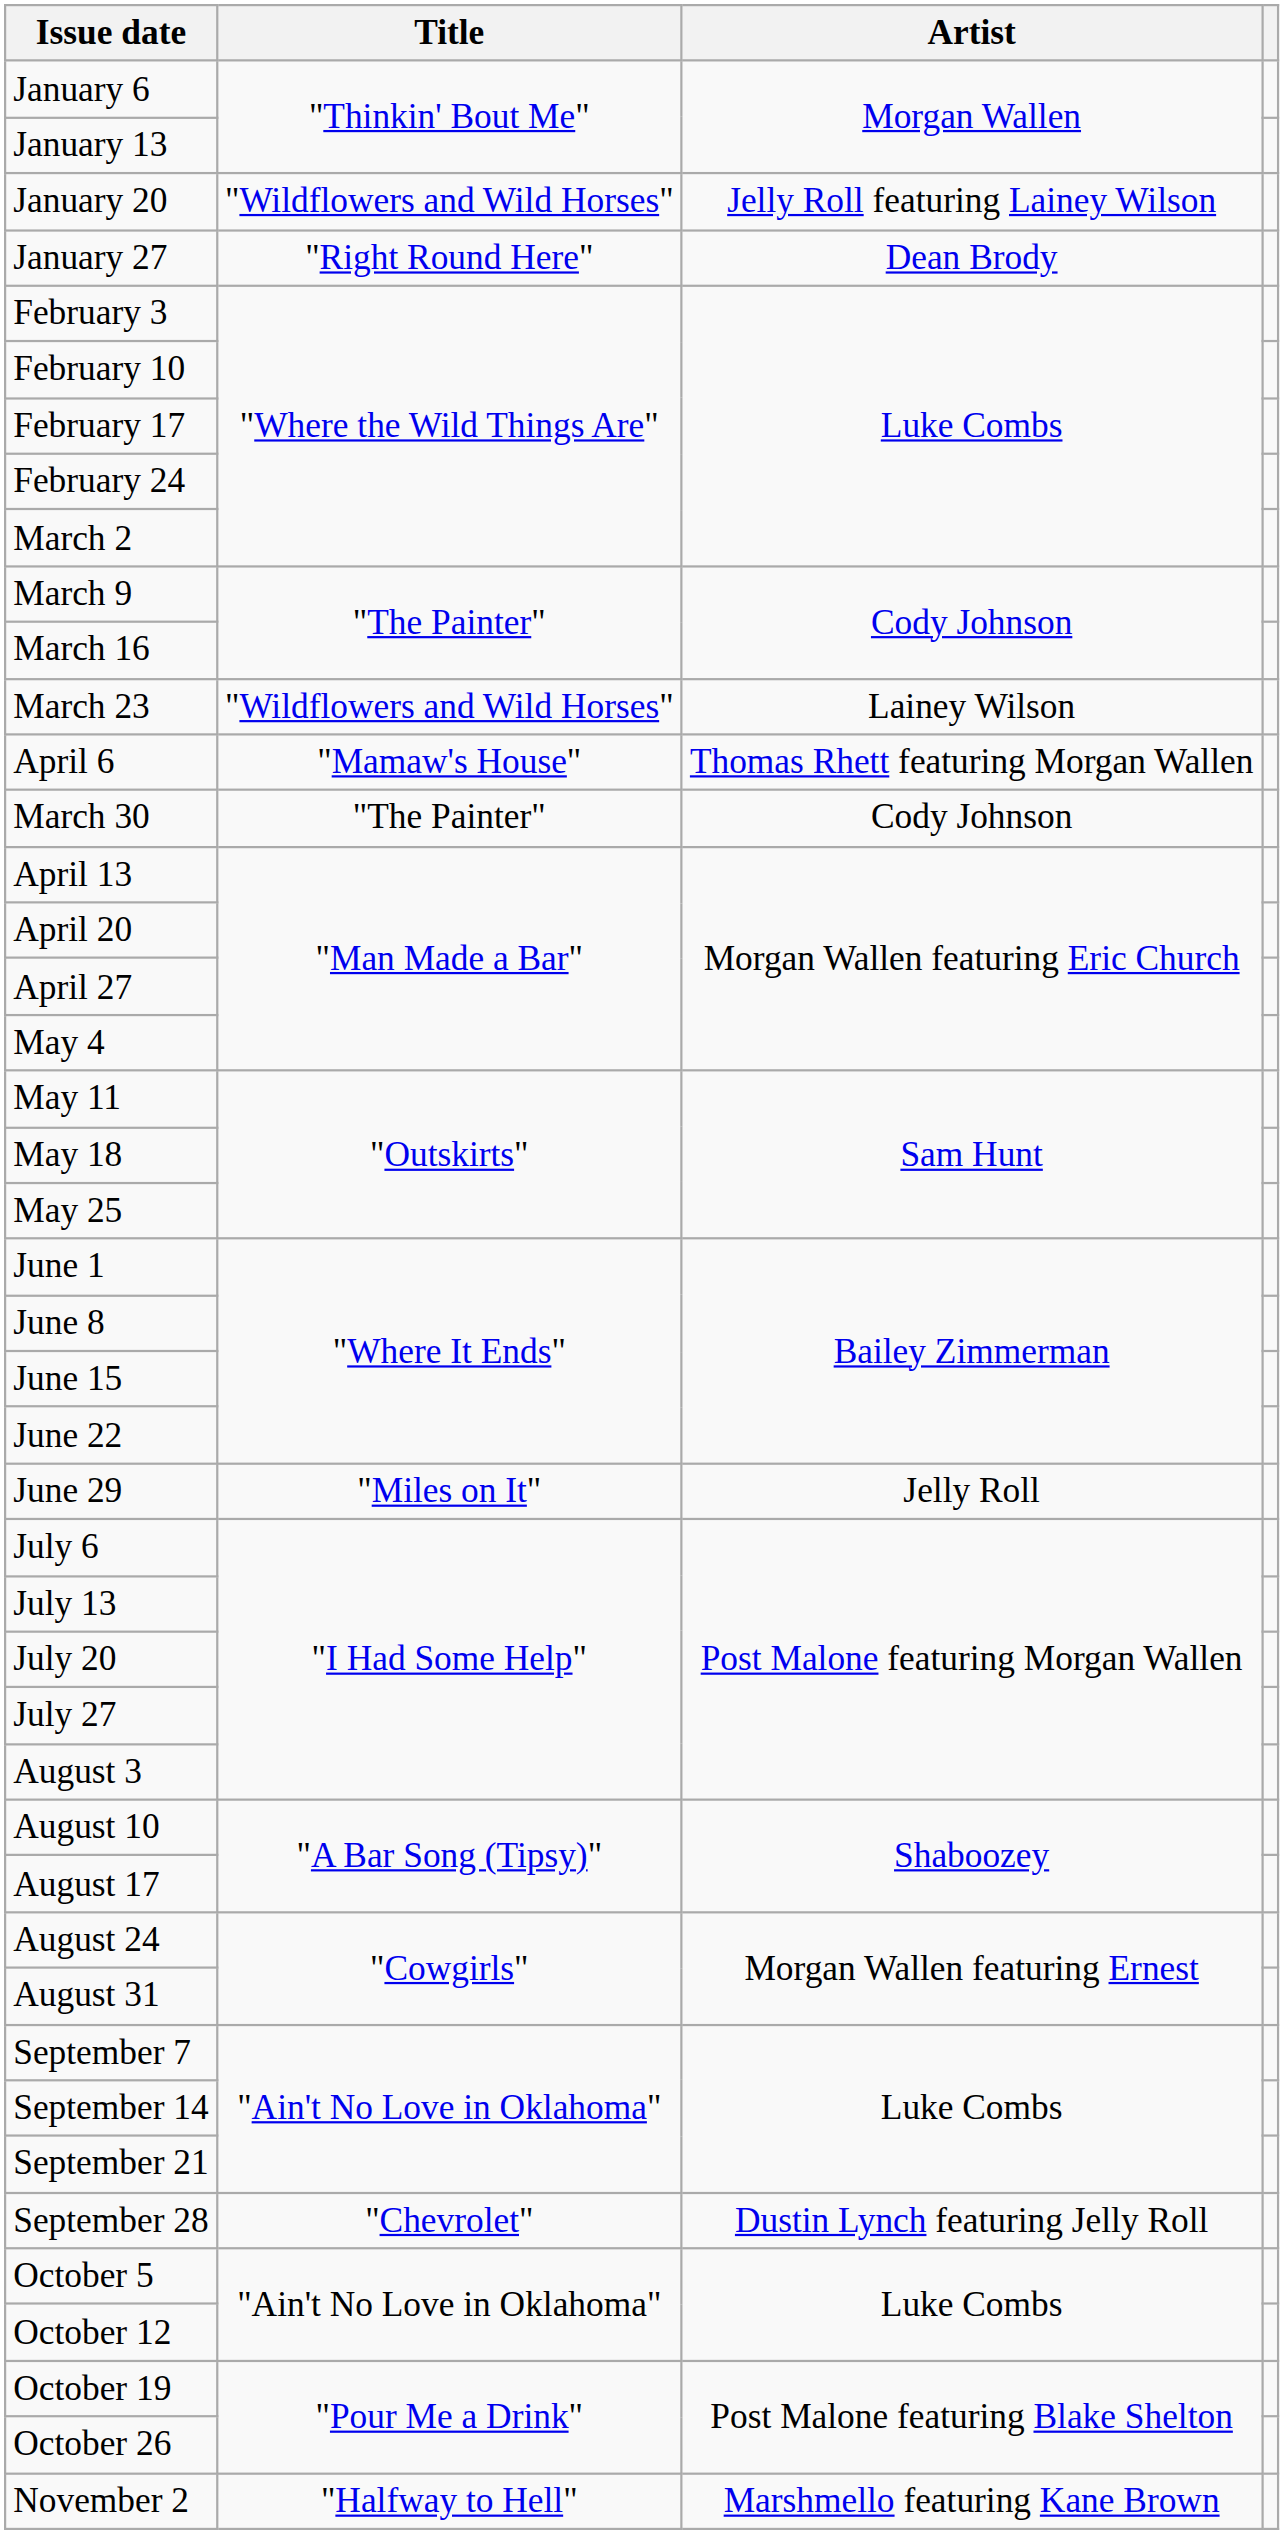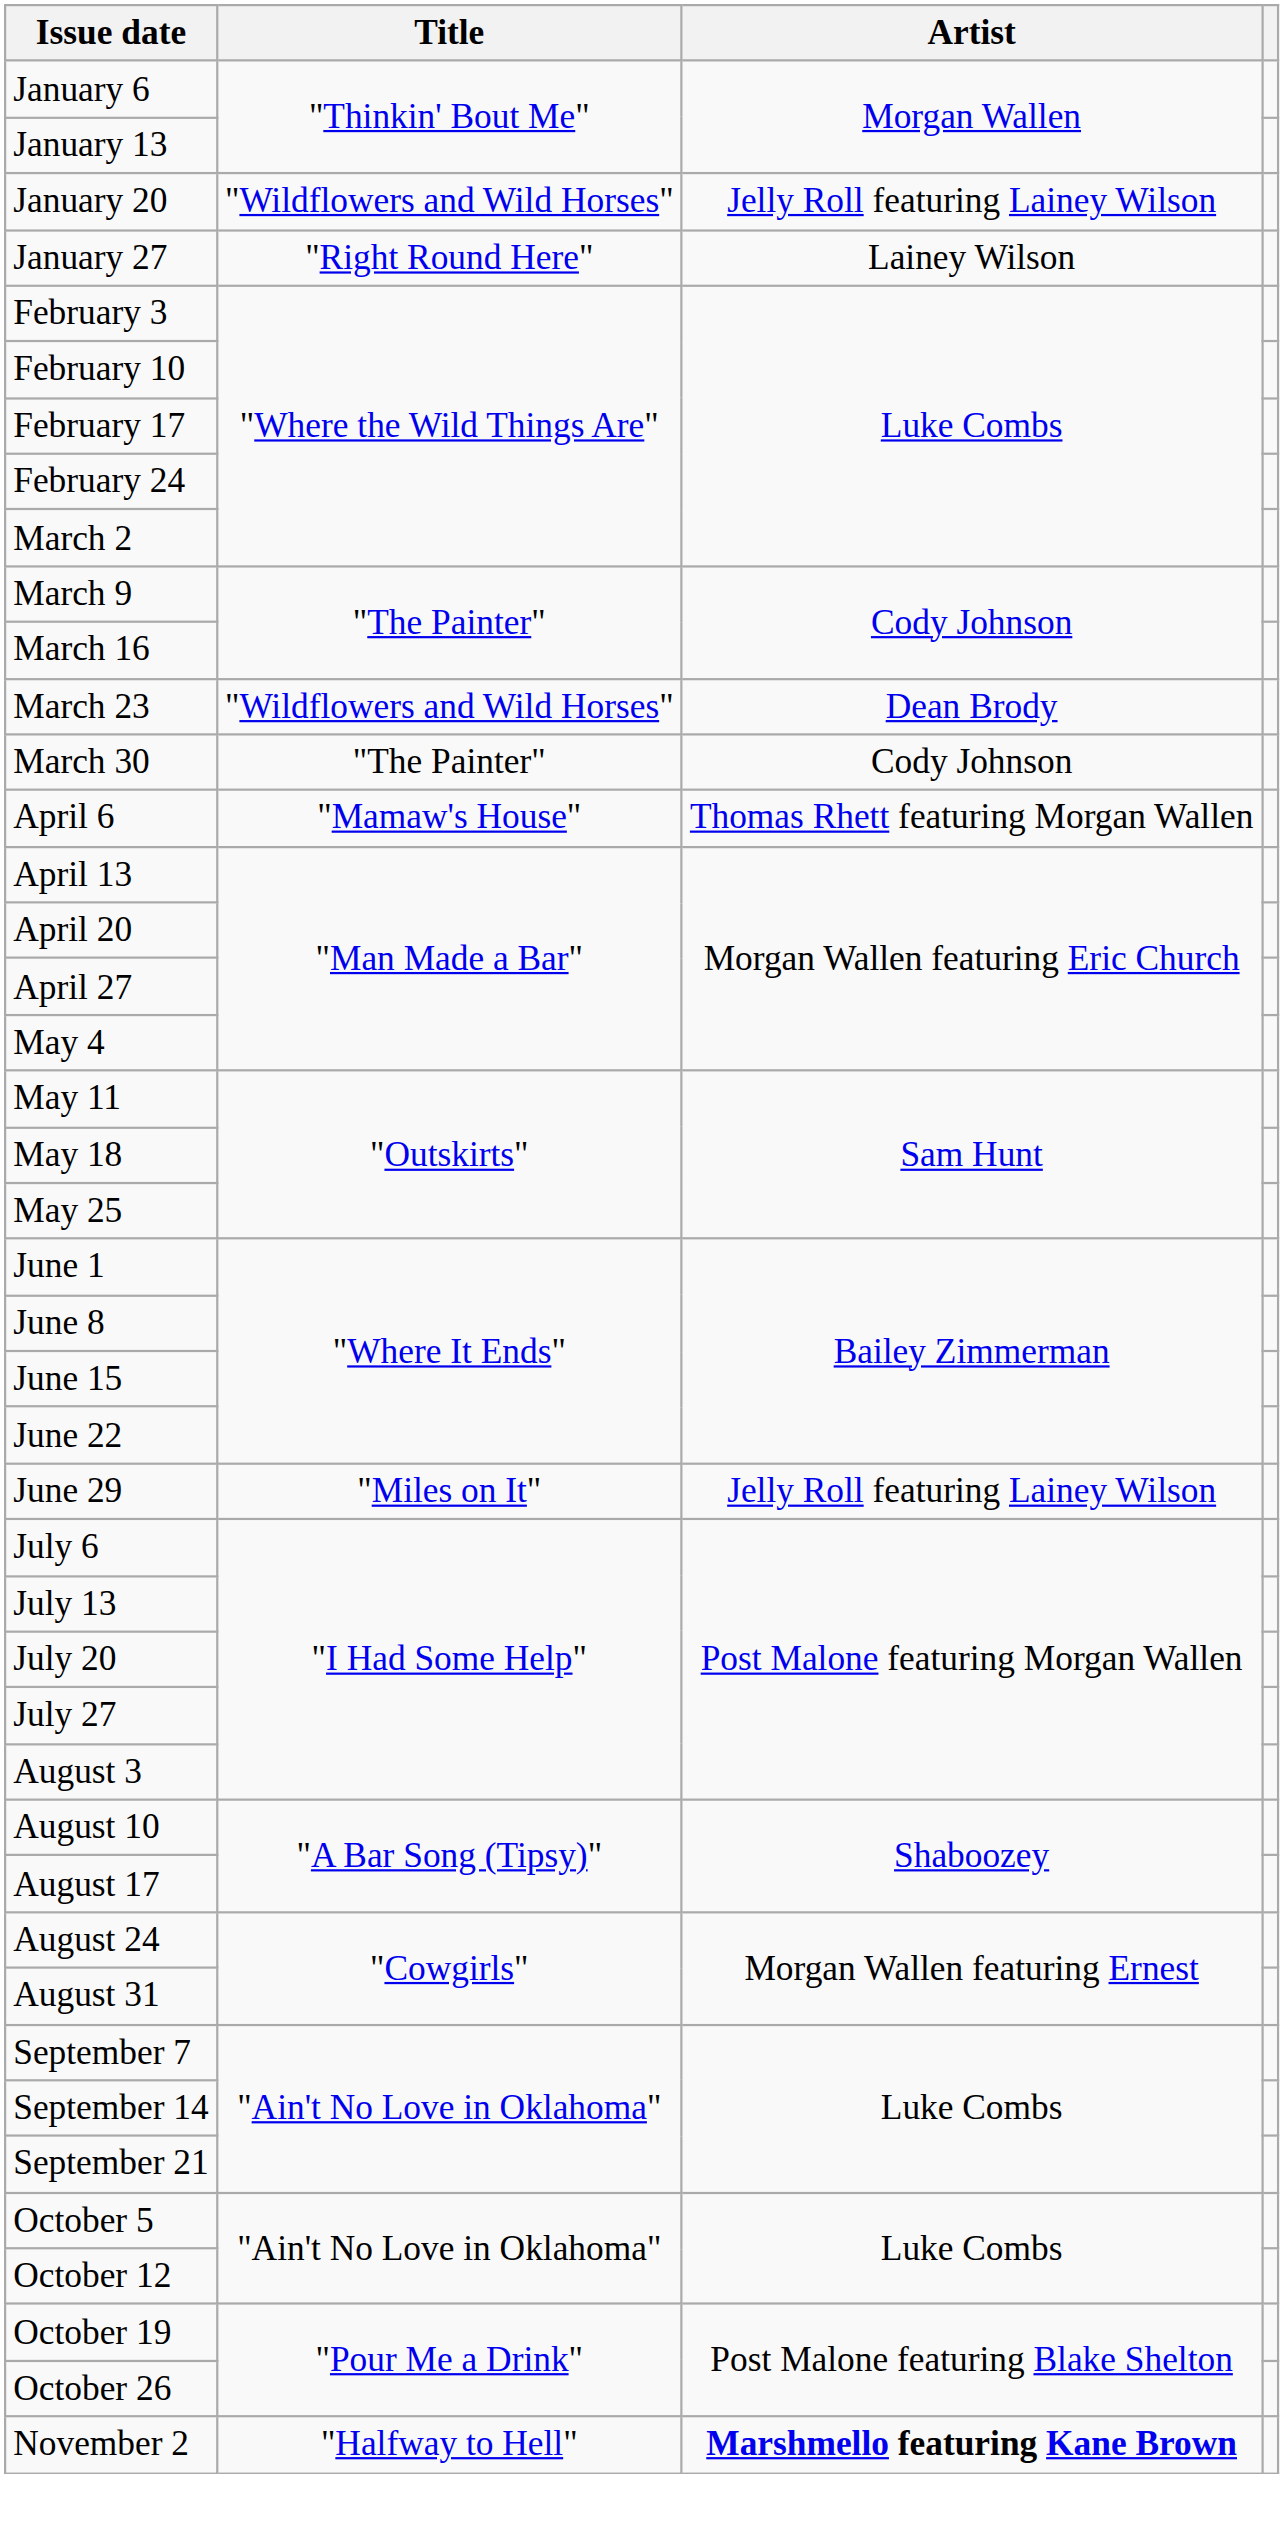(972, 256) Dean Brody -> (972, 256) Lainey Wilson
(972, 705) Lainey Wilson -> (972, 705) Dean Brody
rows swapped: (82, 817) <-> (64, 761)
(972, 1490) Jelly Roll -> (972, 1490) Jelly Roll featuring Lainey Wilson
- row: (111, 2219)
(972, 2500) normal -> (972, 2443) bold
